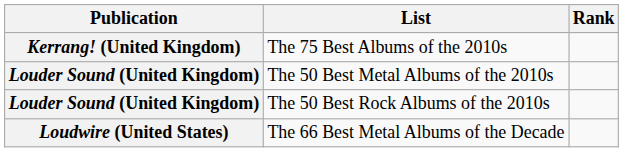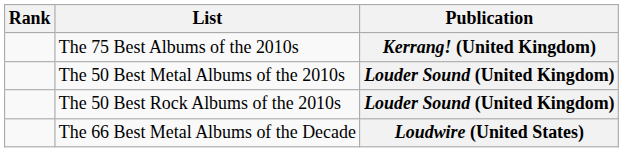columns swapped: (134, 18) <-> (594, 18)
